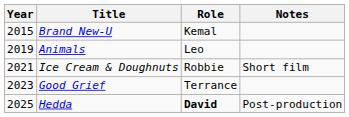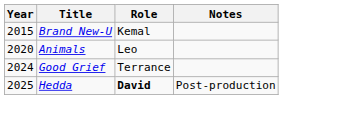(20, 49) 2019 -> (20, 49) 2020
- row: (109, 67)
(20, 85) 2023 -> (20, 67) 2024
